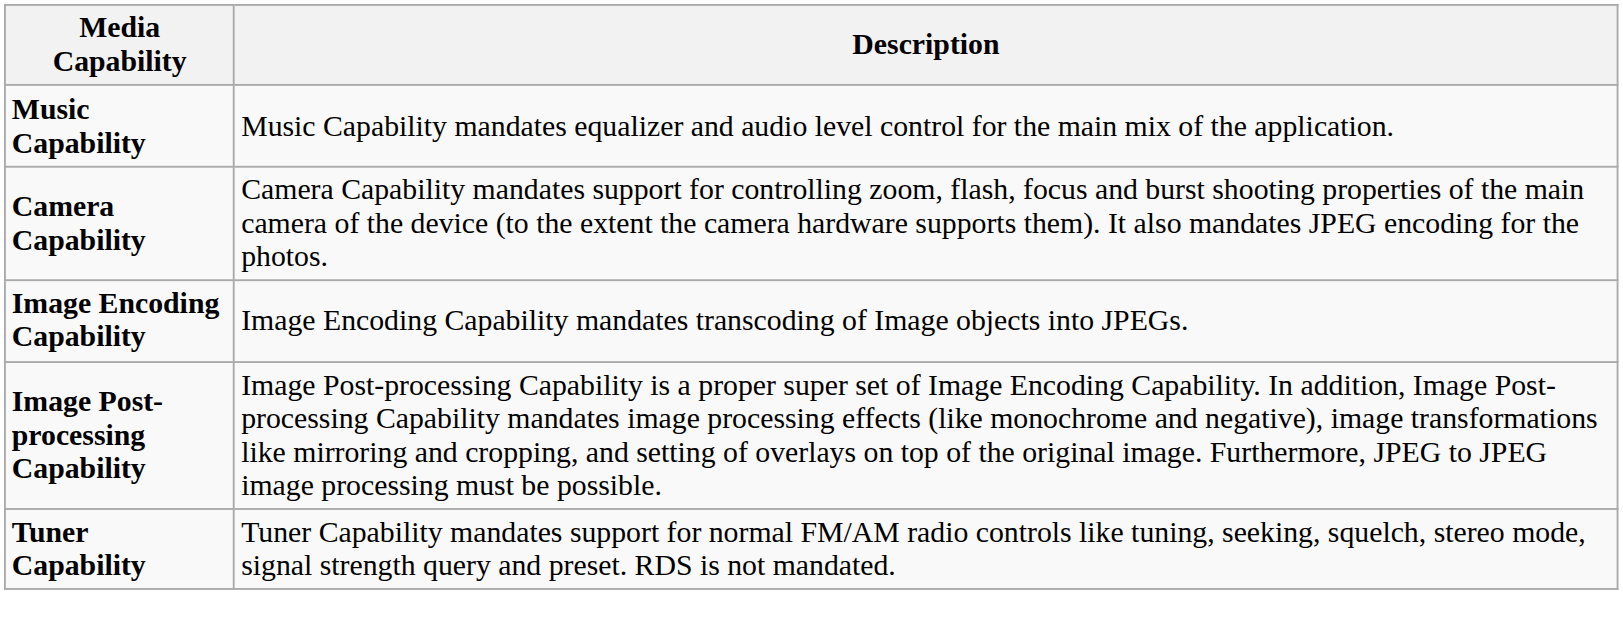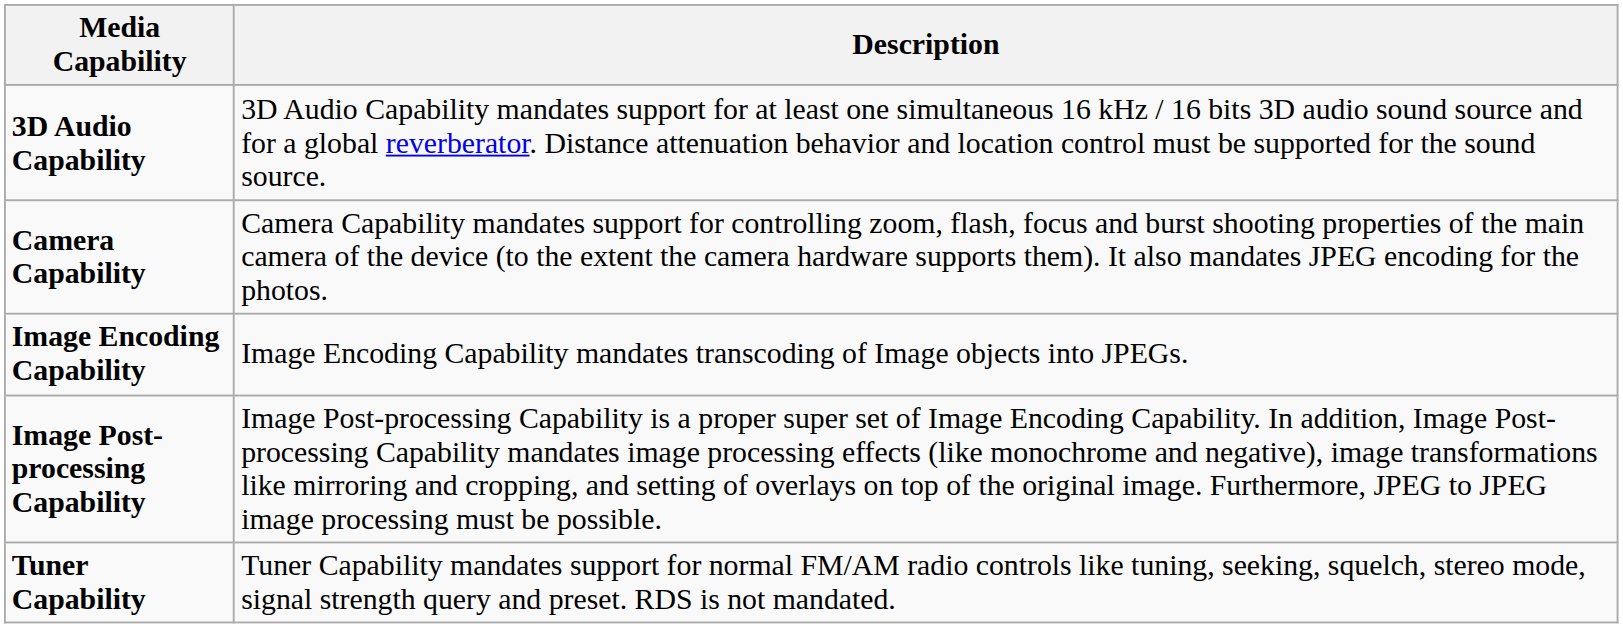- row: (79, 125)
+ row: (79, 142)
